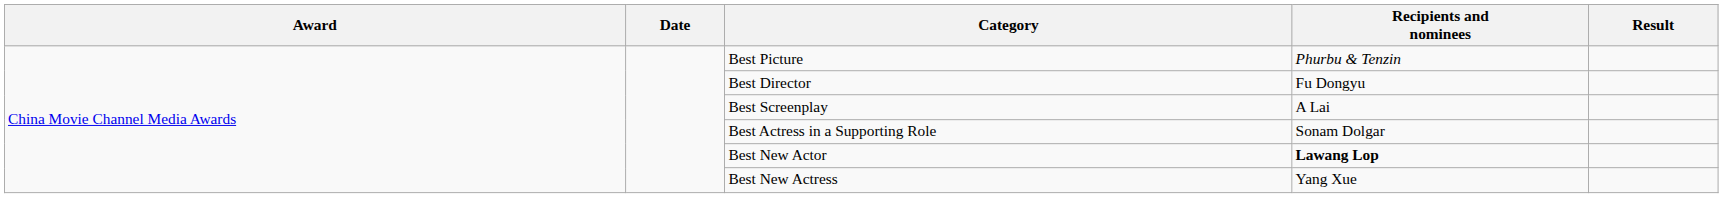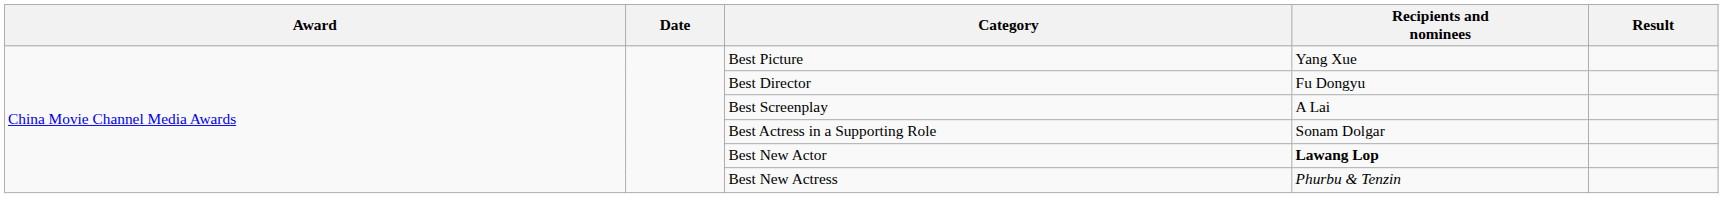(1348, 58) Phurbu & Tenzin -> (1326, 58) Yang Xue
(1326, 180) Yang Xue -> (1348, 180) Phurbu & Tenzin
